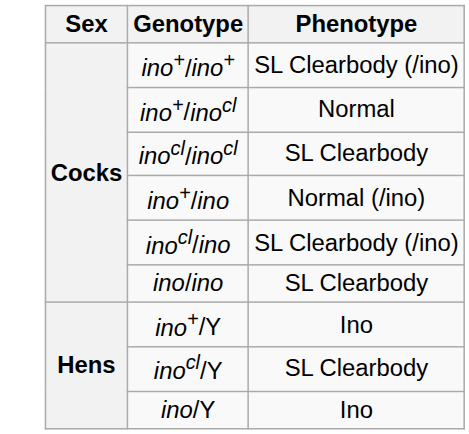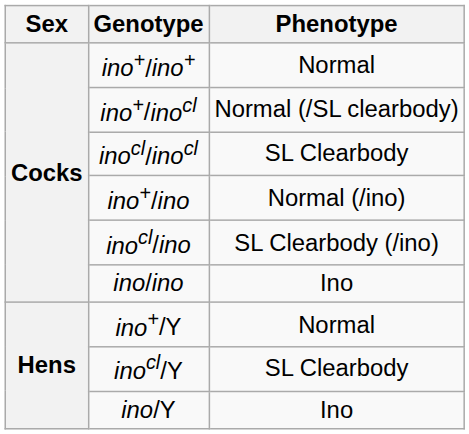(356, 65) SL Clearbody (/ino) -> (337, 65) Normal
(356, 109) Normal -> (337, 109) Normal (/SL clearbody)
(356, 283) SL Clearbody -> (337, 283) Ino
(356, 324) Ino -> (337, 324) Normal
